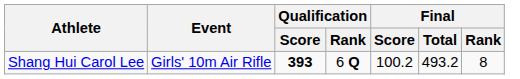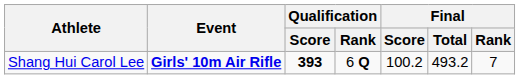(211, 63) normal -> (216, 63) bold
(483, 63) 8 -> (493, 63) 7
